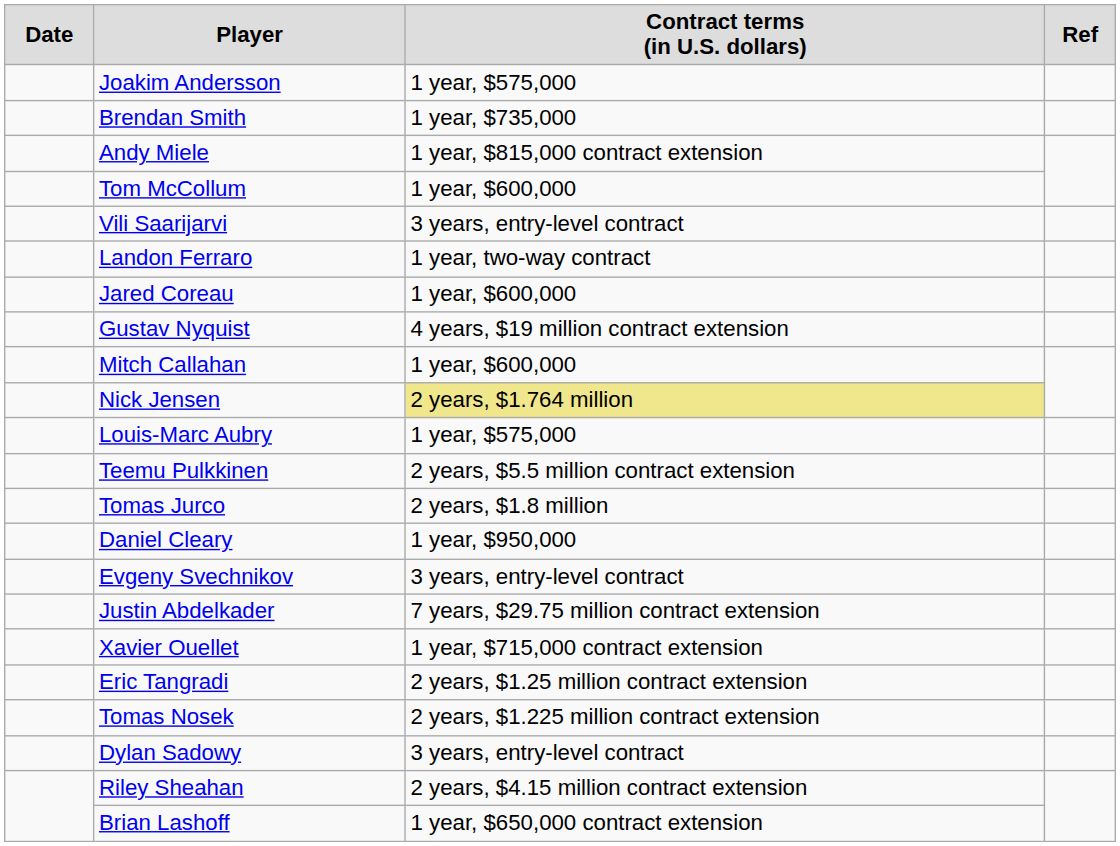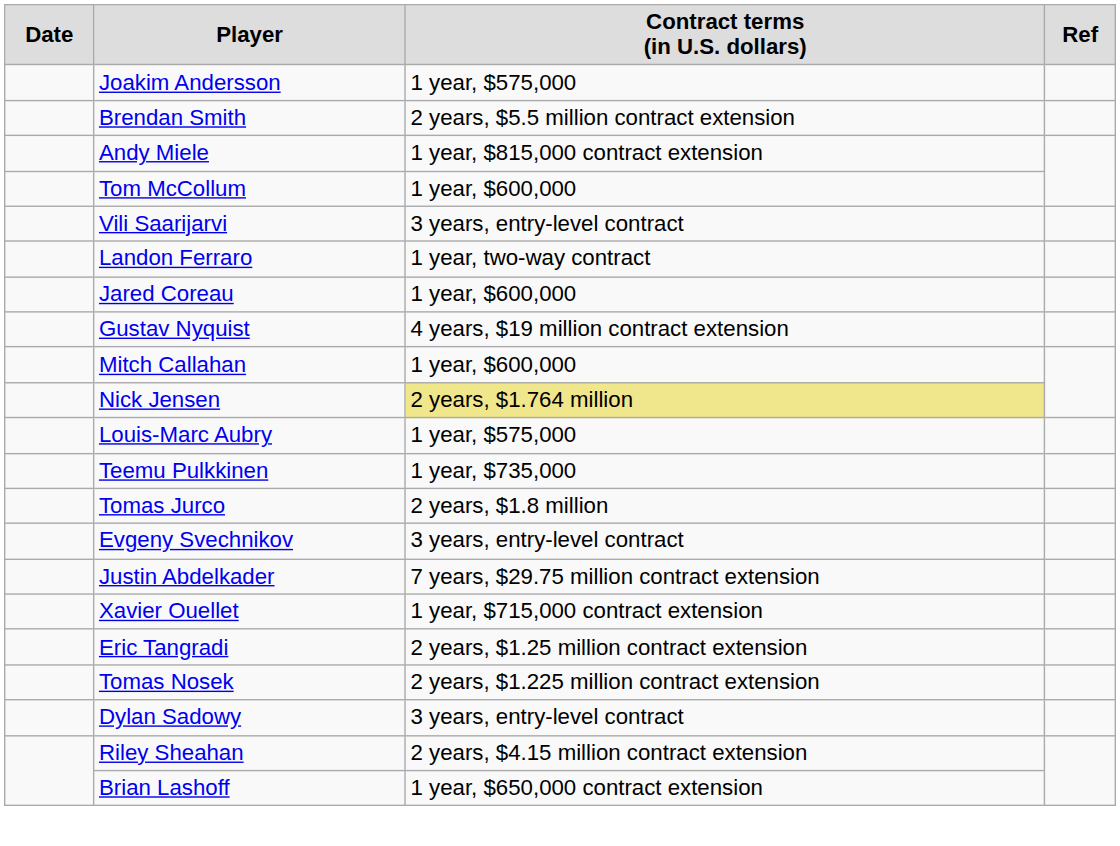(493, 117) 1 year, $735,000 -> (603, 117) 2 years, $5.5 million contract extension
(603, 470) 2 years, $5.5 million contract extension -> (493, 470) 1 year, $735,000
- row: (166, 540)
